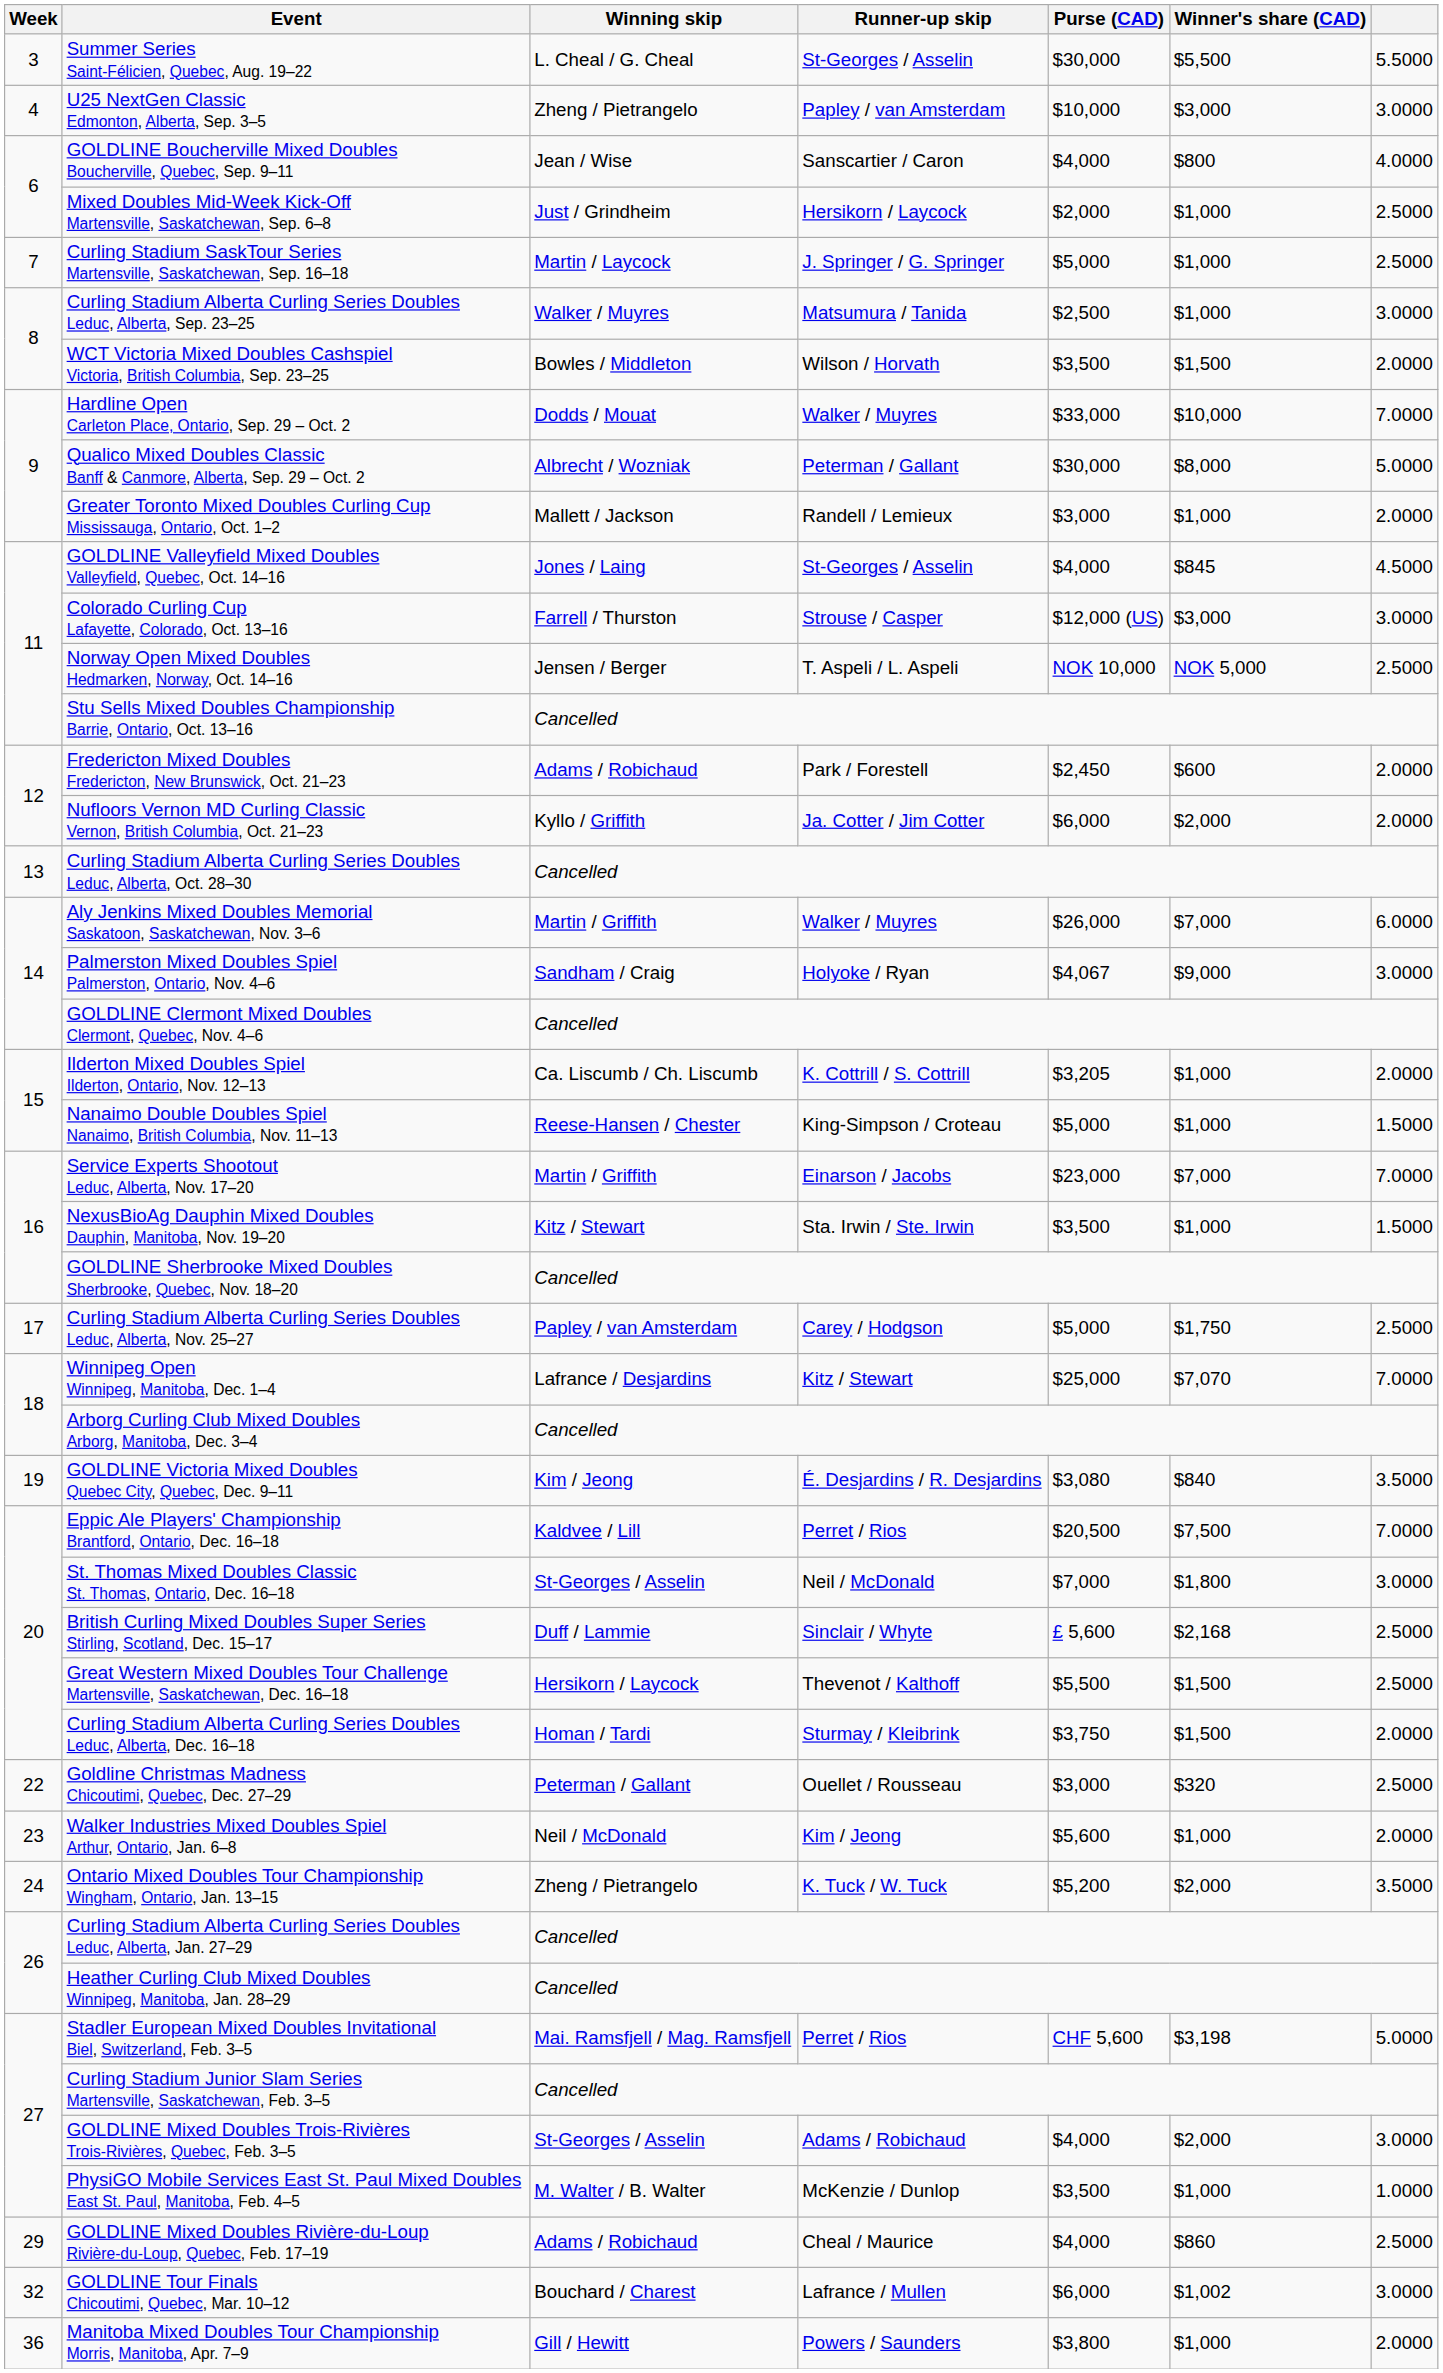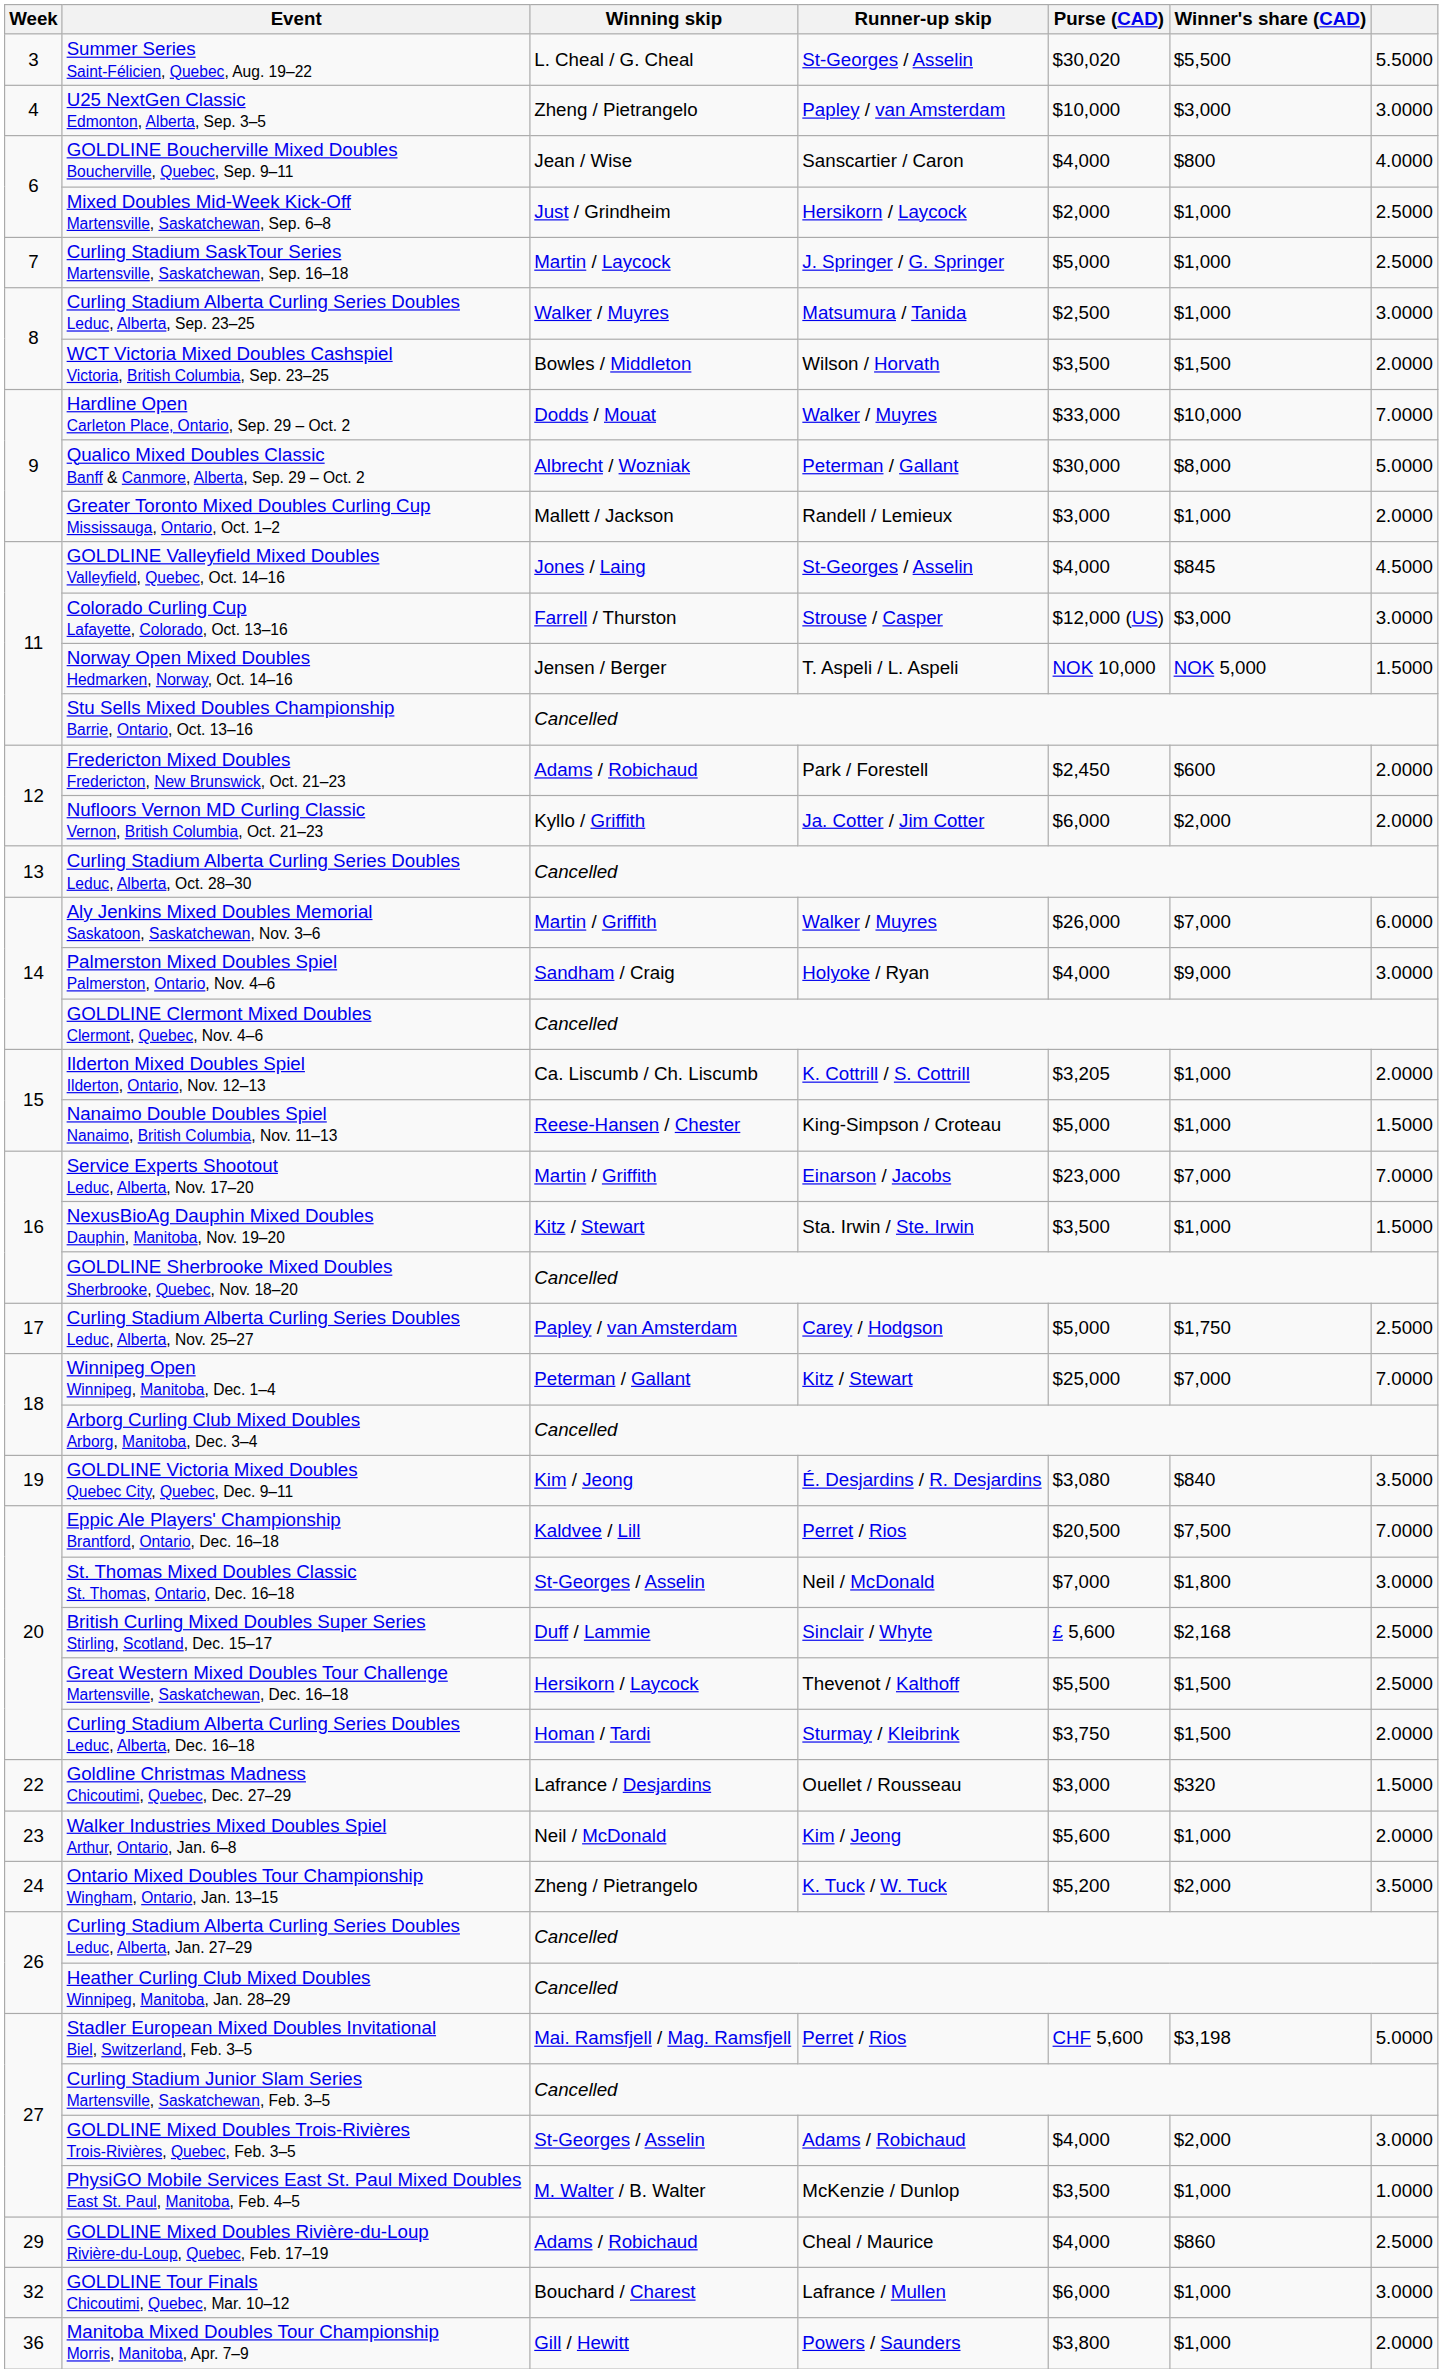(1086, 59) $30,000 -> (1086, 59) $30,020
(1404, 668) 2.5000 -> (1404, 668) 1.5000
(1081, 973) $4,067 -> (1081, 973) $4,000
(623, 1379) Lafrance / Desjardins -> (612, 1379) Peterman / Gallant
(1202, 1379) $7,070 -> (1202, 1379) $7,000
(612, 1785) Peterman / Gallant -> (623, 1785) Lafrance / Desjardins
(1404, 1785) 2.5000 -> (1404, 1785) 1.5000
(1202, 2292) $1,002 -> (1202, 2292) $1,000
